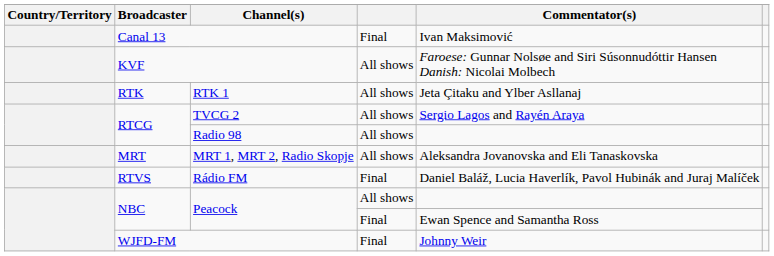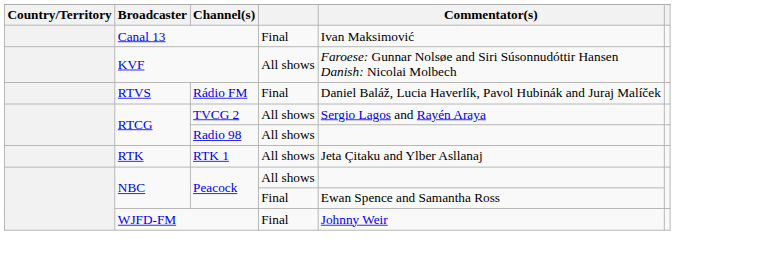rows swapped: (211, 93) <-> (220, 177)
- row: (273, 156)
